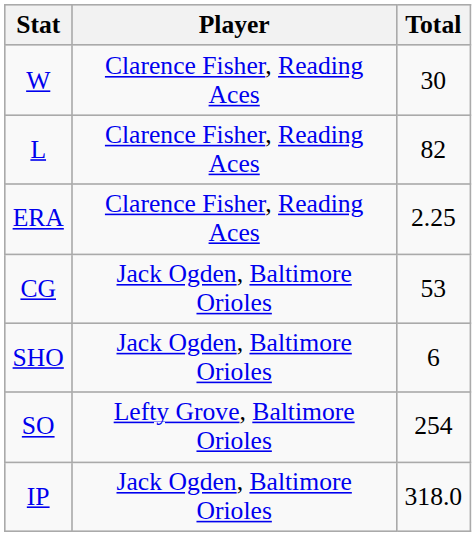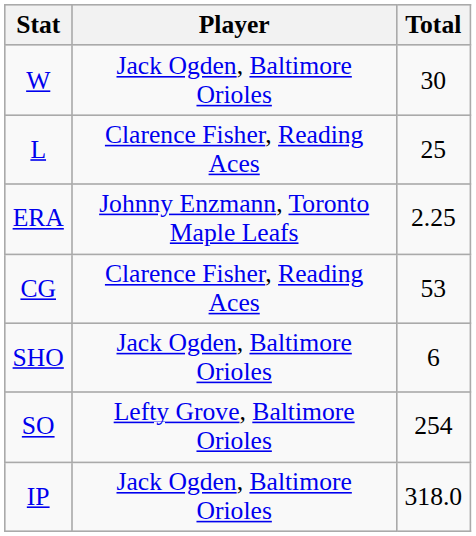(234, 79) Clarence Fisher, Reading Aces -> (234, 79) Jack Ogden, Baltimore Orioles
(433, 149) 82 -> (433, 149) 25
(234, 218) Clarence Fisher, Reading Aces -> (234, 218) Johnny Enzmann, Toronto Maple Leafs
(234, 288) Jack Ogden, Baltimore Orioles -> (234, 288) Clarence Fisher, Reading Aces
